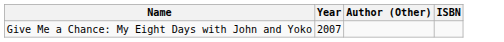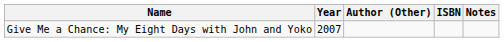+ column: (481, 13)
